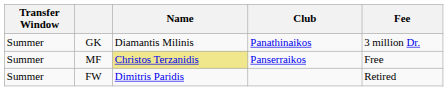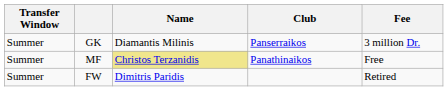(281, 42) Panathinaikos -> (278, 42) Panserraikos
(278, 59) Panserraikos -> (281, 59) Panathinaikos
